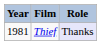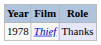(18, 31) 1981 -> (18, 31) 1978
